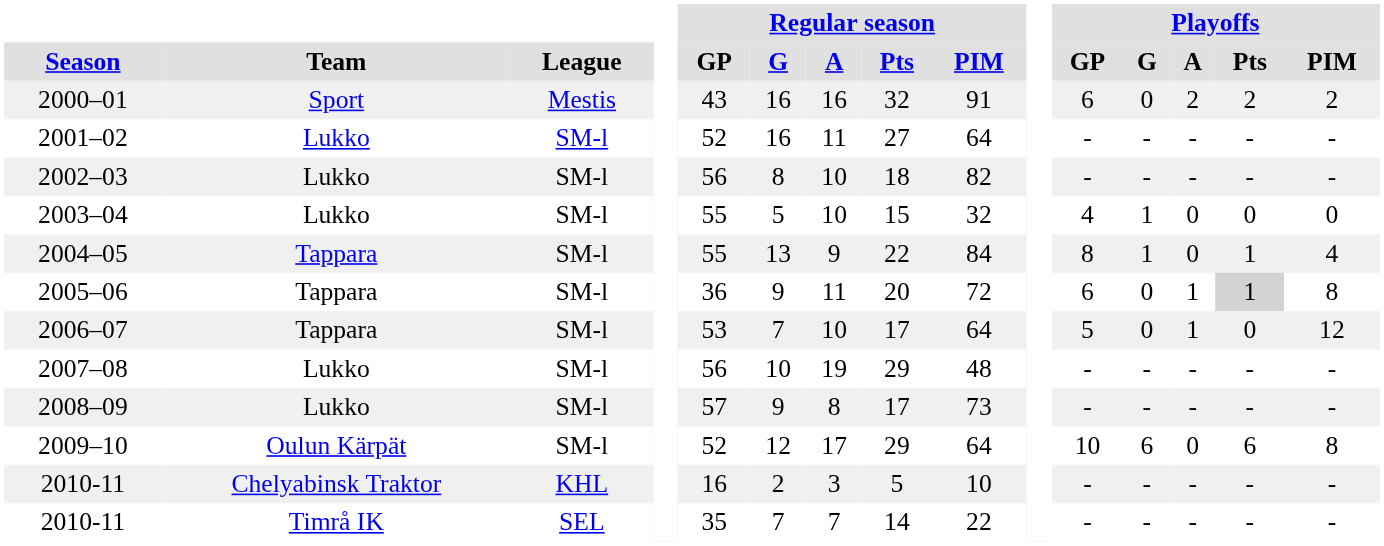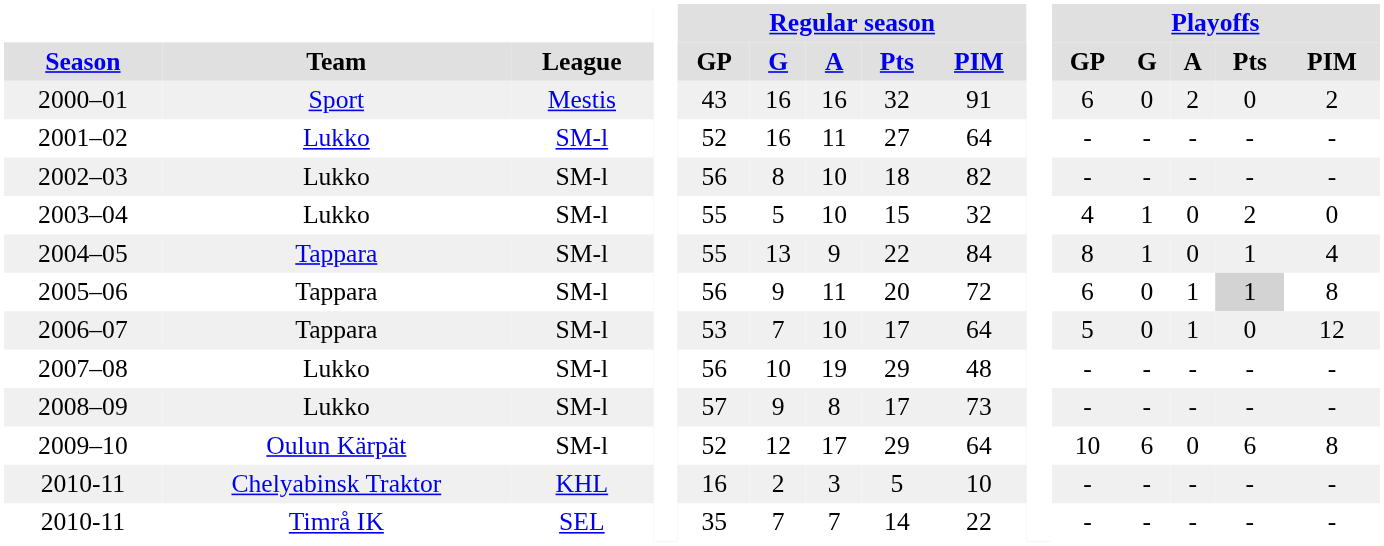(1250, 99) 2 -> (1250, 99) 0
(1250, 214) 0 -> (1250, 214) 2
(714, 291) 36 -> (714, 291) 56
